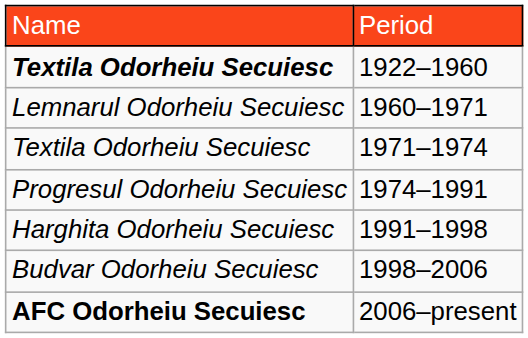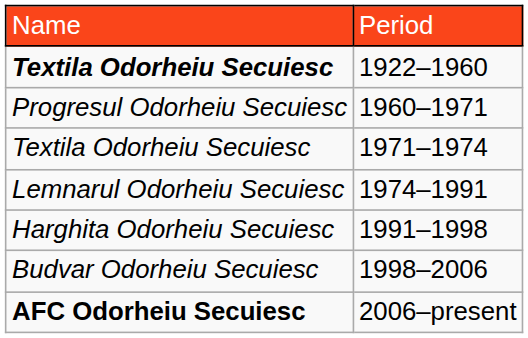(178, 107) Lemnarul Odorheiu Secuiesc -> (180, 107) Progresul Odorheiu Secuiesc
(180, 189) Progresul Odorheiu Secuiesc -> (178, 189) Lemnarul Odorheiu Secuiesc
